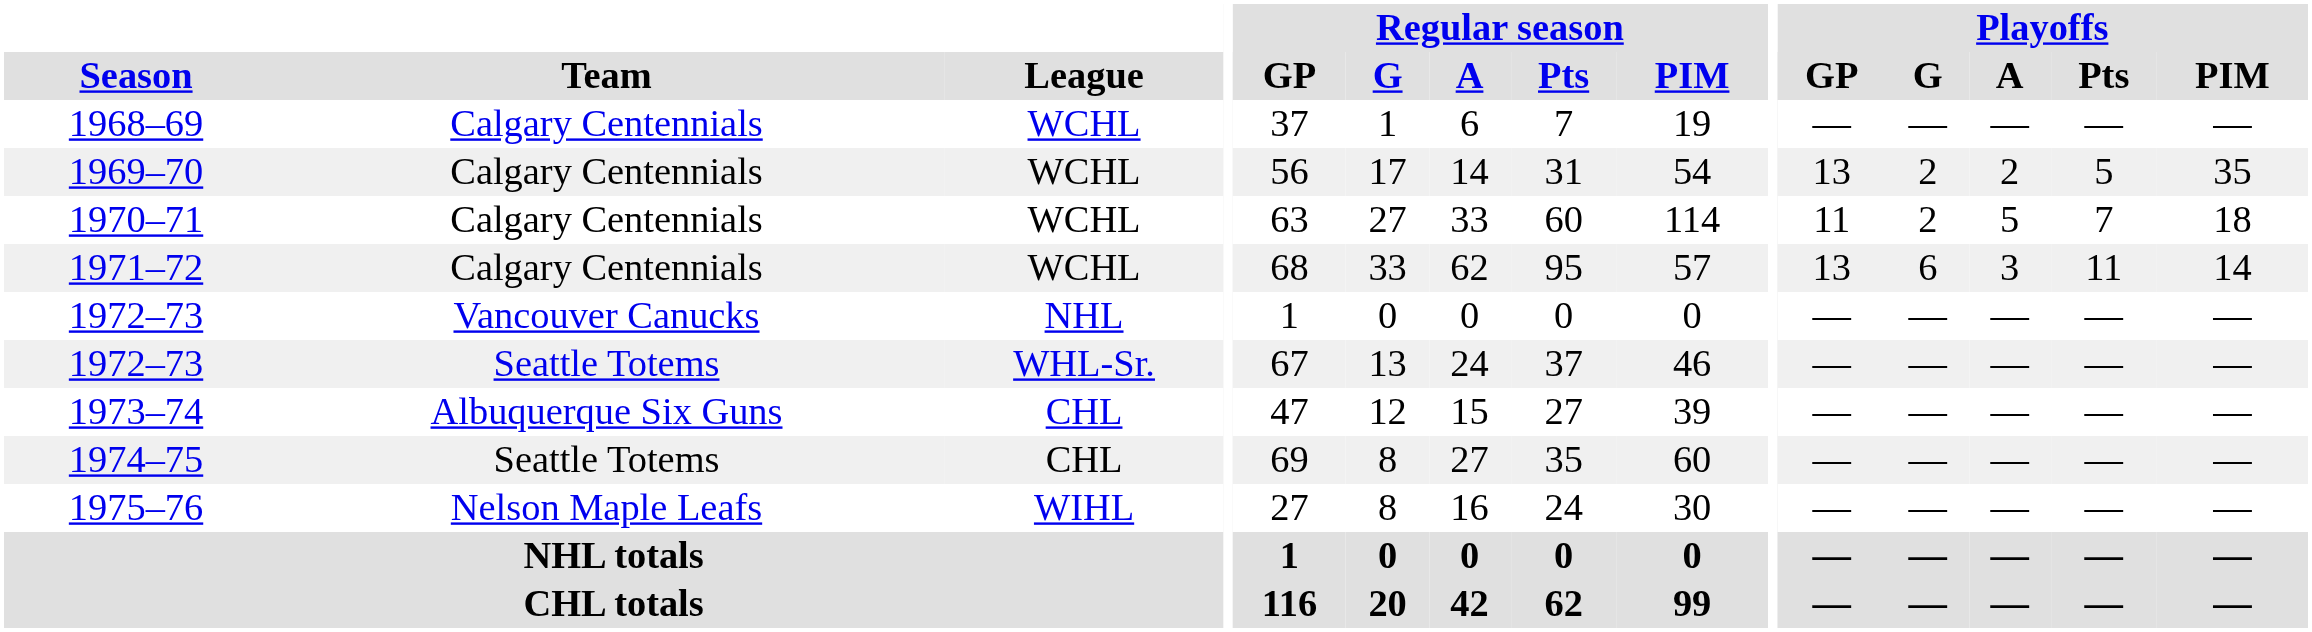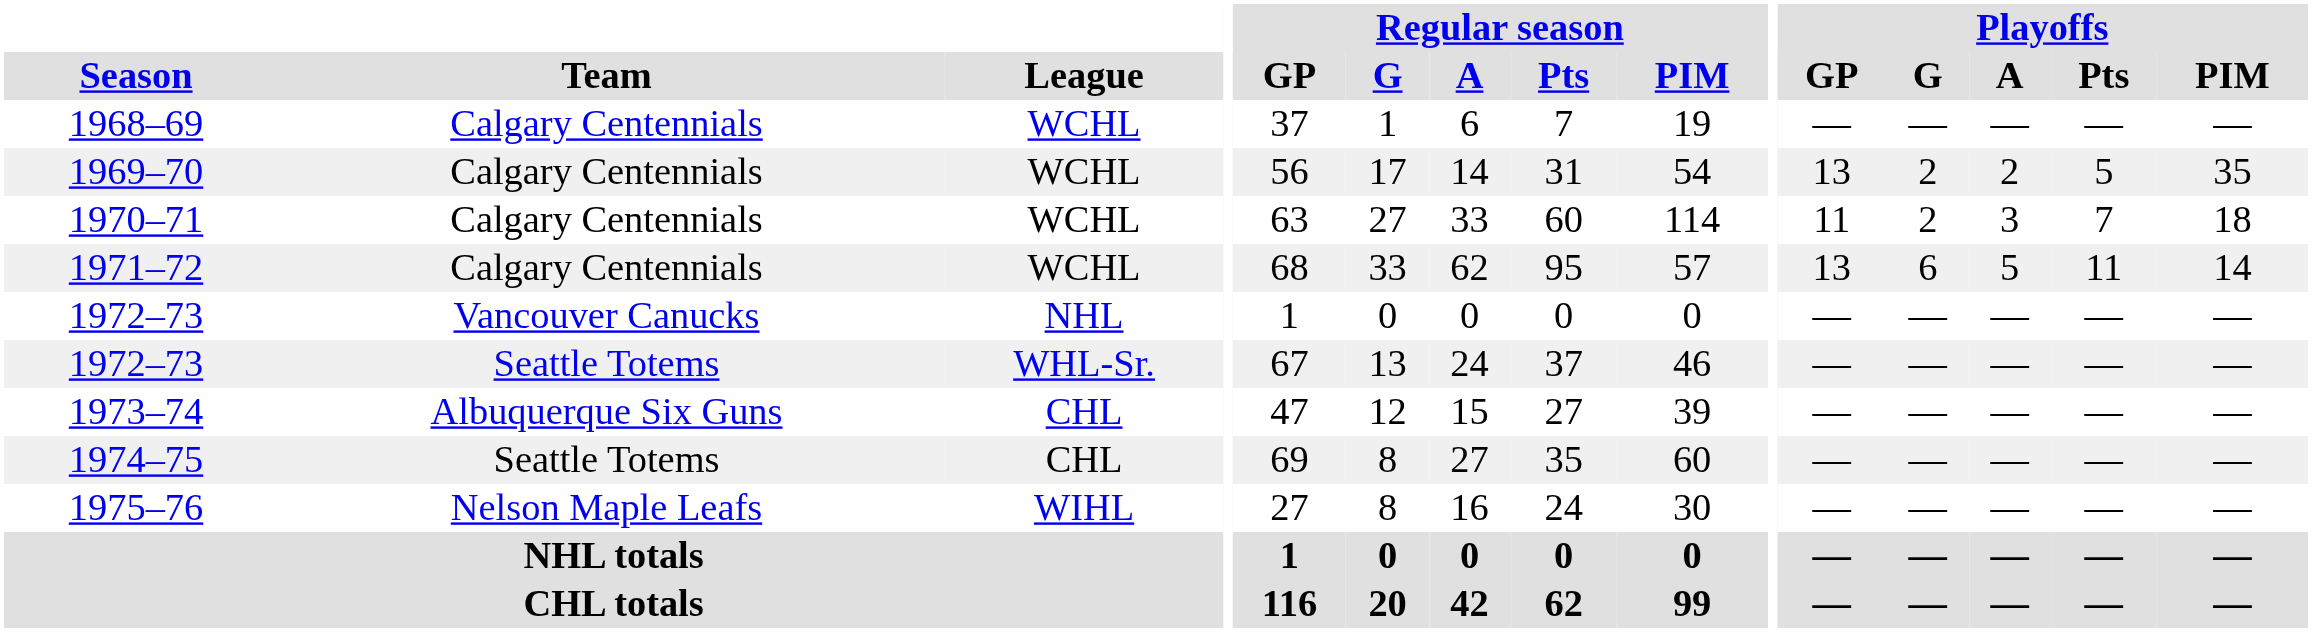(2010, 219) 5 -> (2010, 219) 3
(2010, 267) 3 -> (2010, 267) 5
